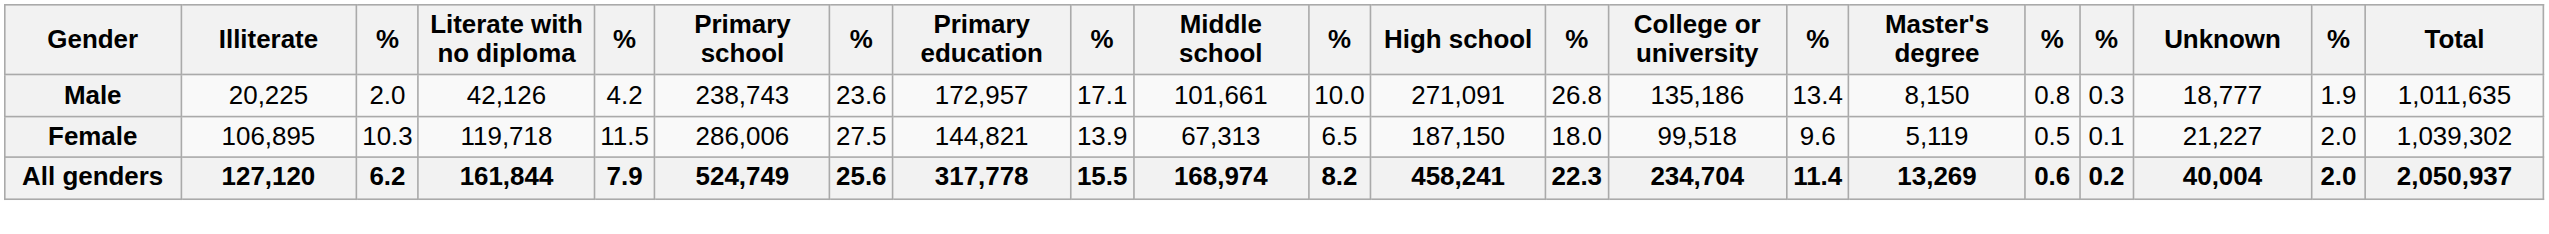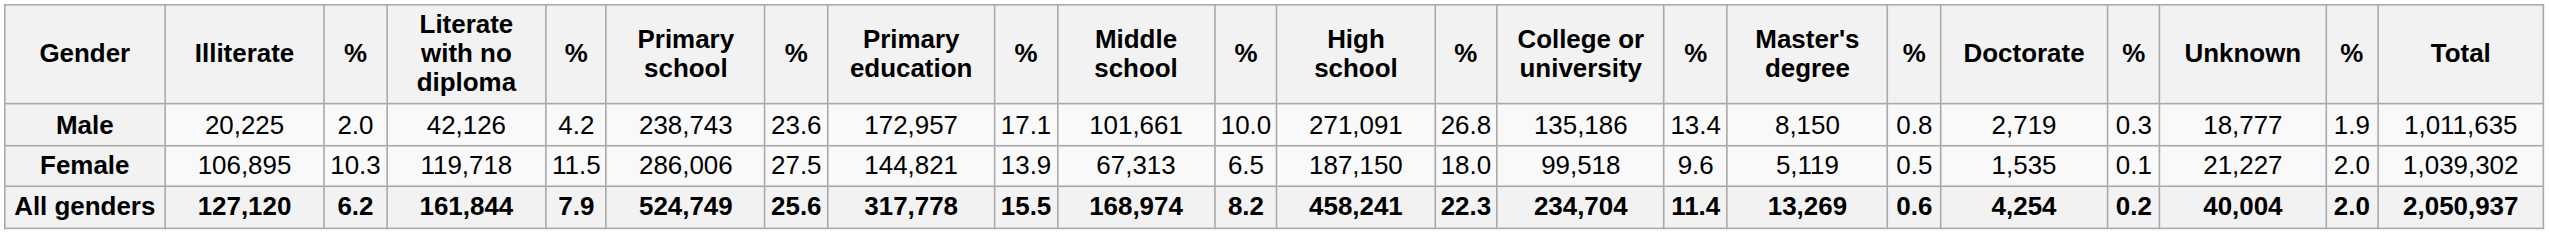+ column: (2024, 54)
